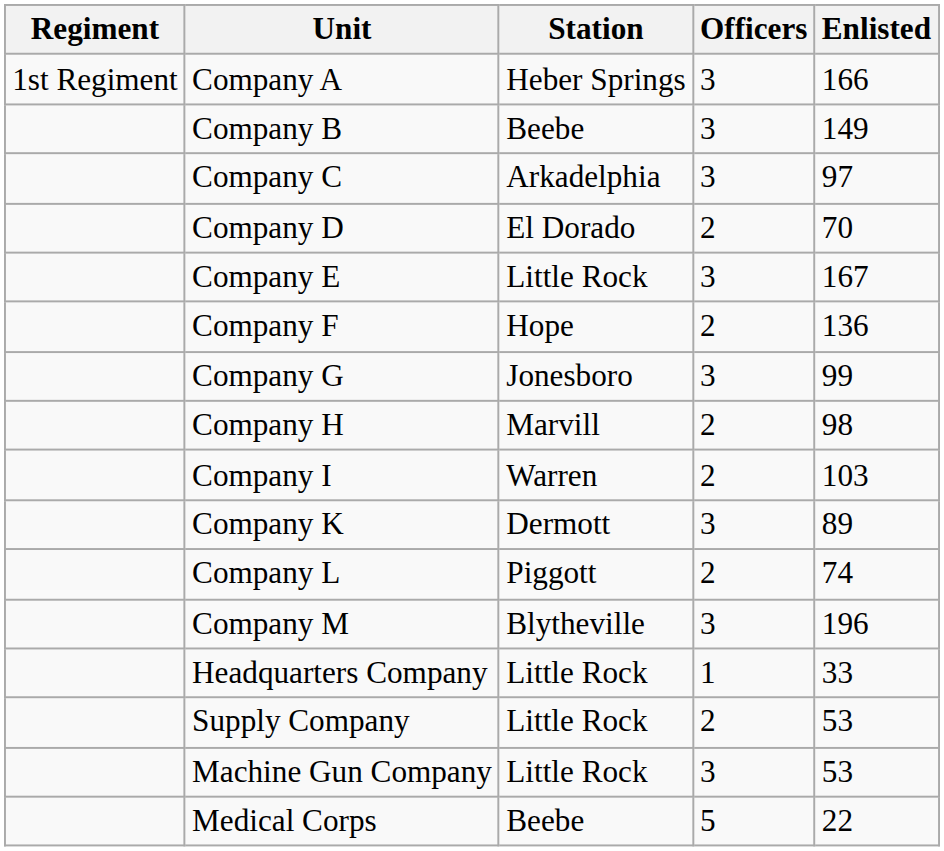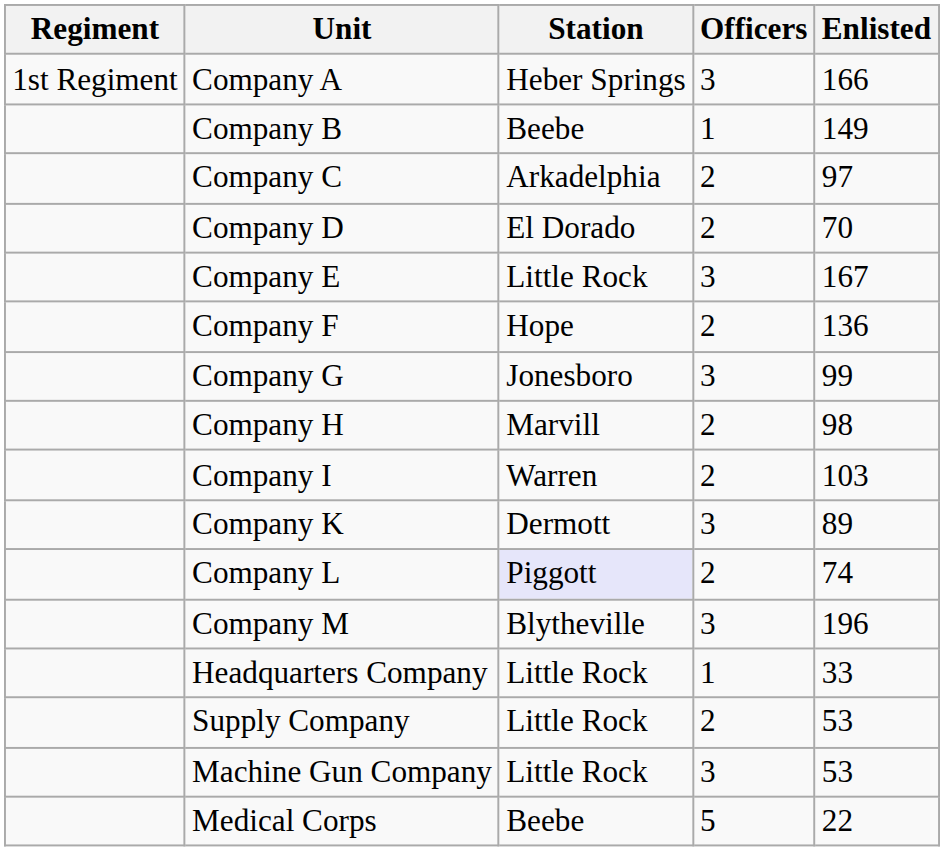(708, 128) 3 -> (708, 128) 1
(708, 177) 3 -> (708, 177) 2
(551, 573) no background -> (551, 573) lavender background
